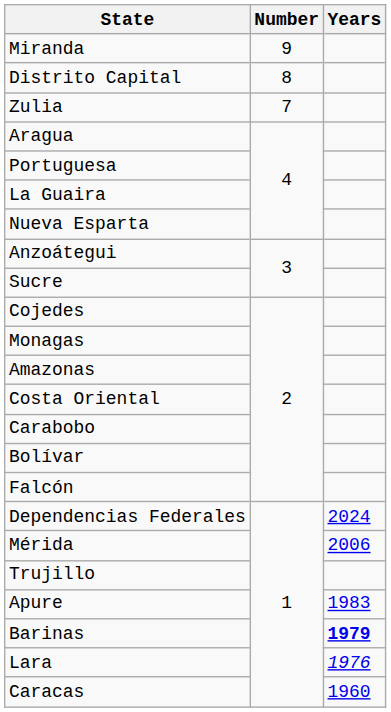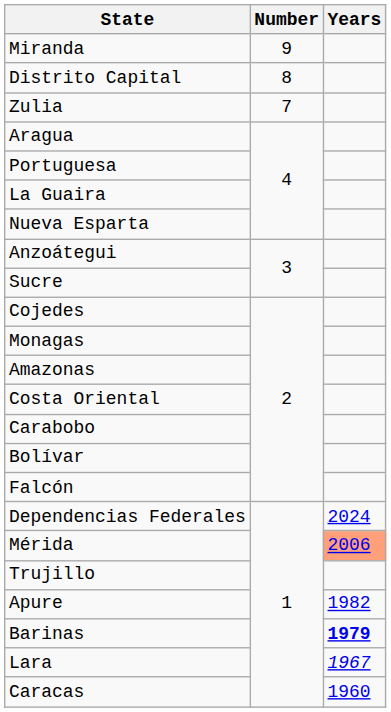(349, 546) no background -> (349, 546) lightsalmon background
(349, 604) 1983 -> (349, 604) 1982
(349, 663) 1976 -> (349, 663) 1967
